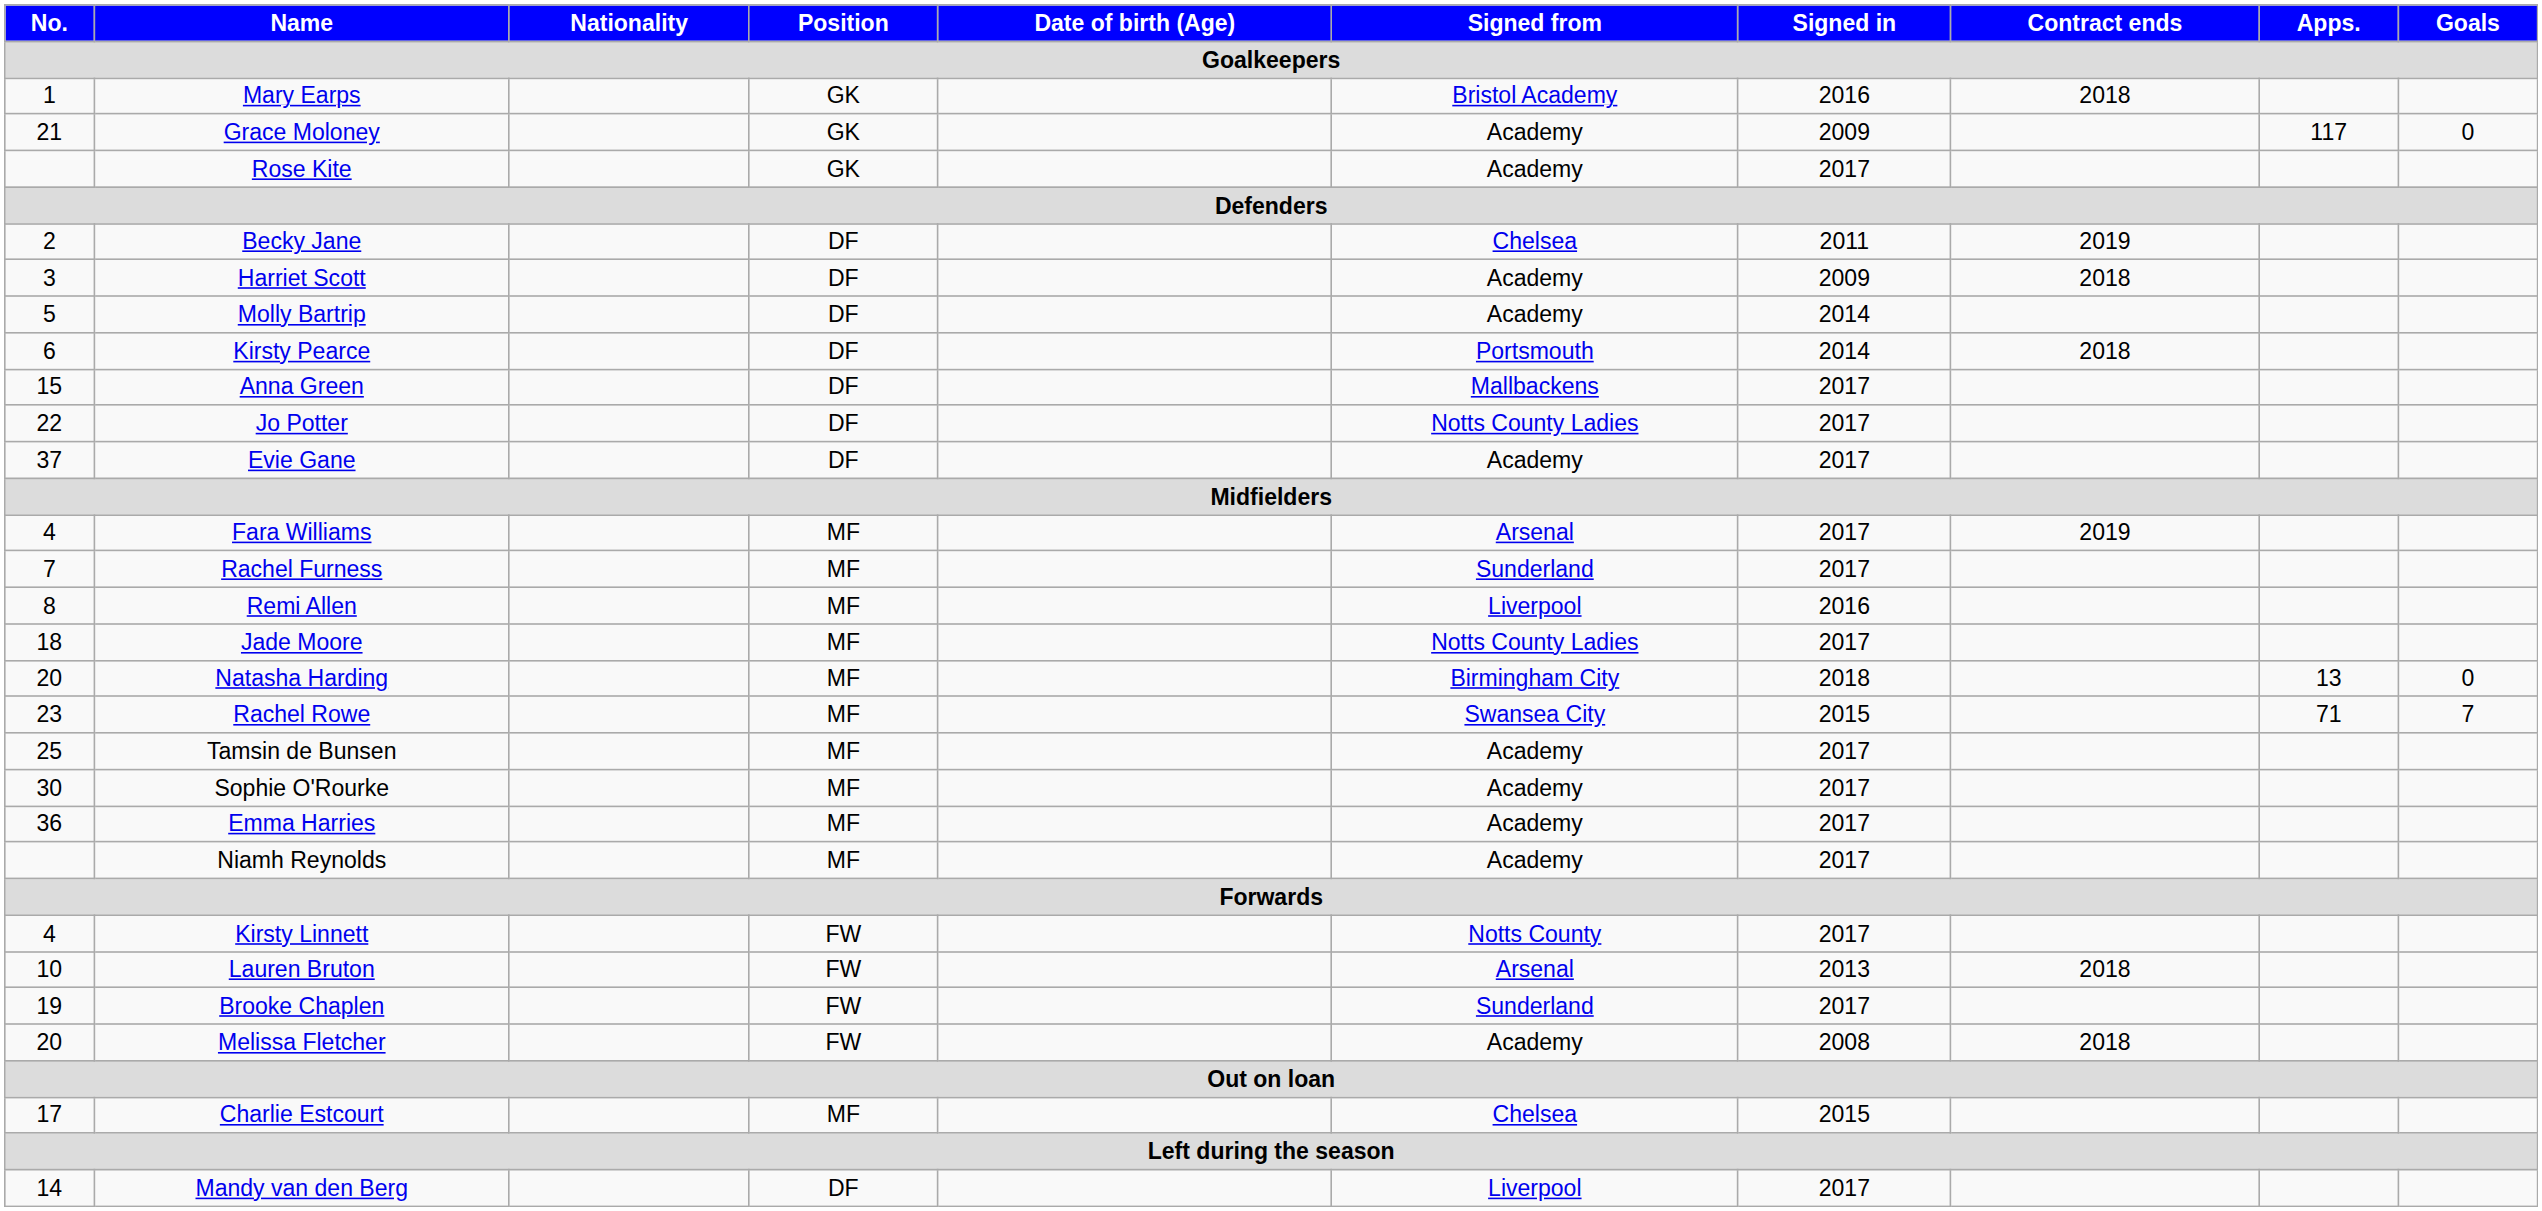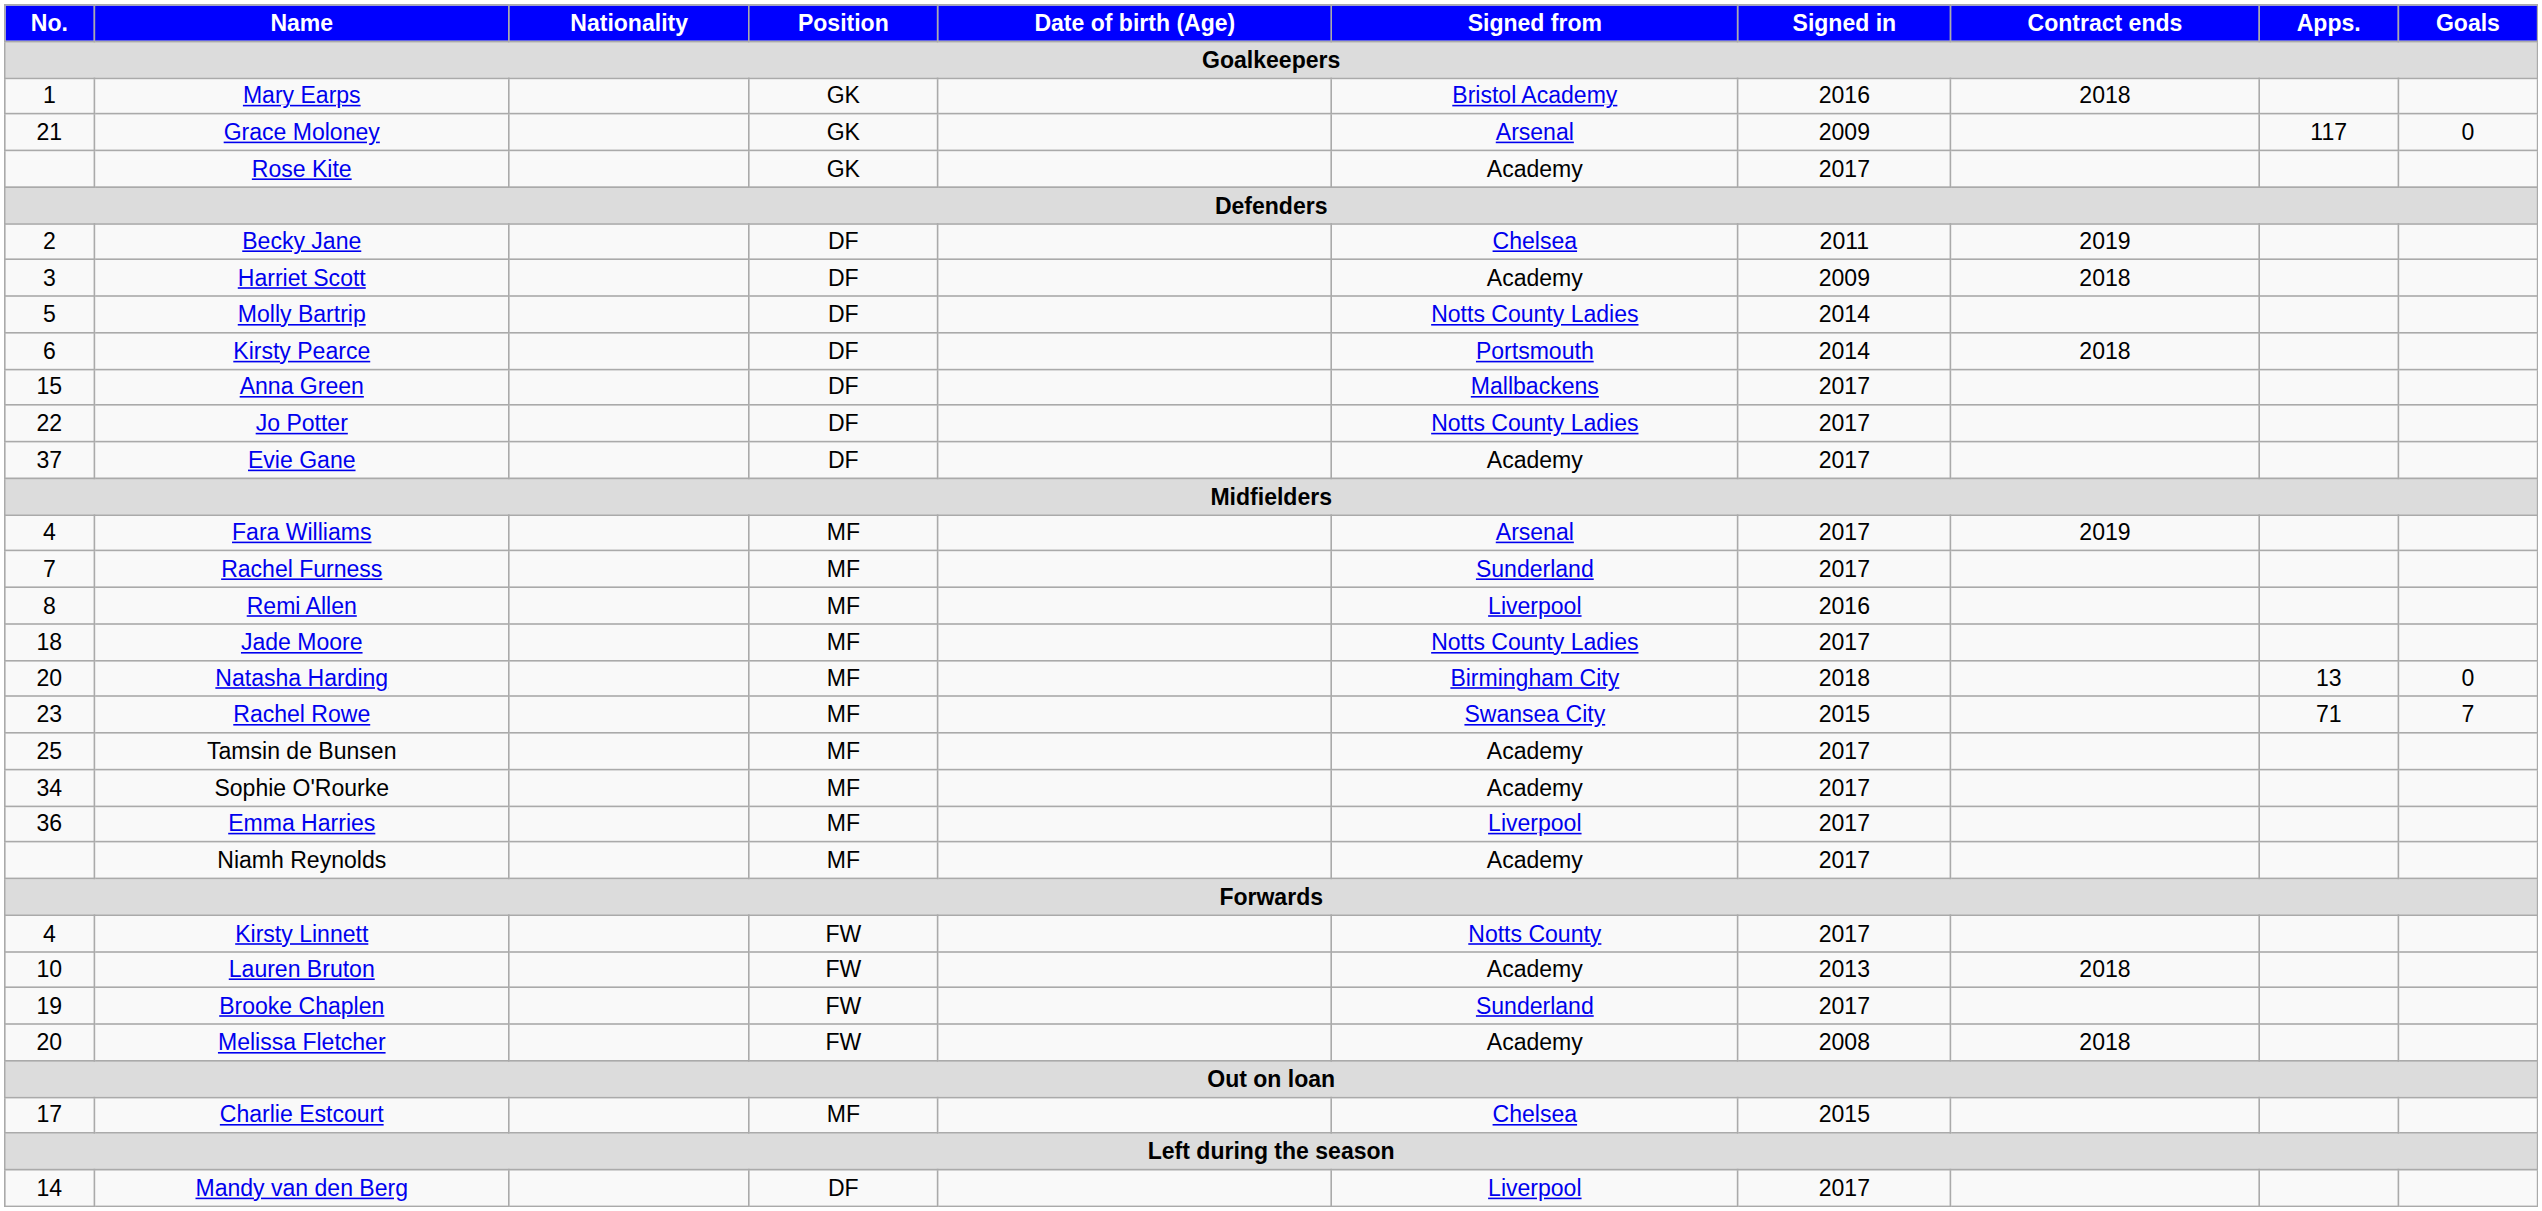(1535, 133) Academy -> (1535, 133) Arsenal
(1535, 315) Academy -> (1535, 315) Notts County Ladies
(49, 788) 30 -> (49, 788) 34
(1535, 824) Academy -> (1535, 824) Liverpool
(1535, 970) Arsenal -> (1535, 970) Academy
